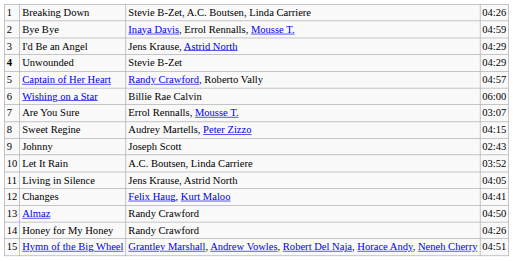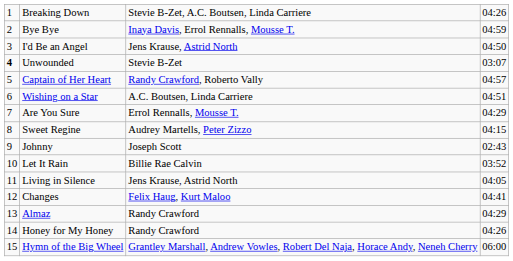(494, 46) 04:29 -> (494, 46) 04:50
(494, 63) 04:29 -> (494, 63) 03:07
(165, 96) Billie Rae Calvin -> (191, 96) A.C. Boutsen, Linda Carriere
(494, 96) 06:00 -> (494, 96) 04:51
(494, 113) 03:07 -> (494, 113) 04:29
(191, 163) A.C. Boutsen, Linda Carriere -> (165, 163) Billie Rae Calvin
(494, 213) 04:50 -> (494, 213) 04:29
(494, 247) 04:51 -> (494, 247) 06:00
